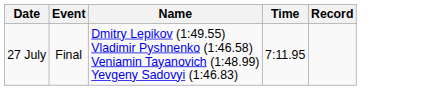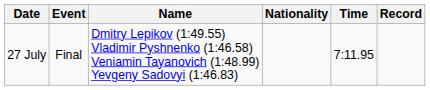+ column: (297, 14)
